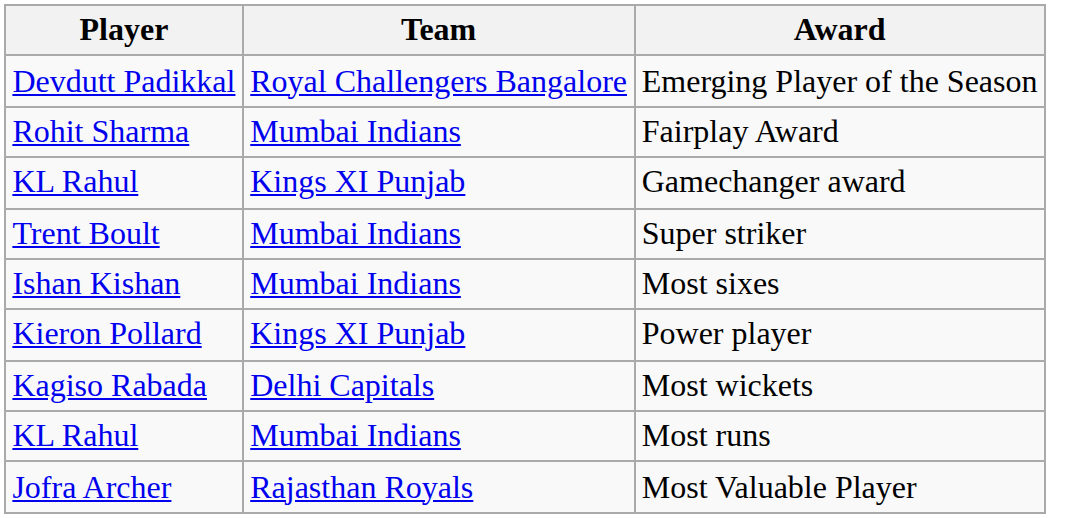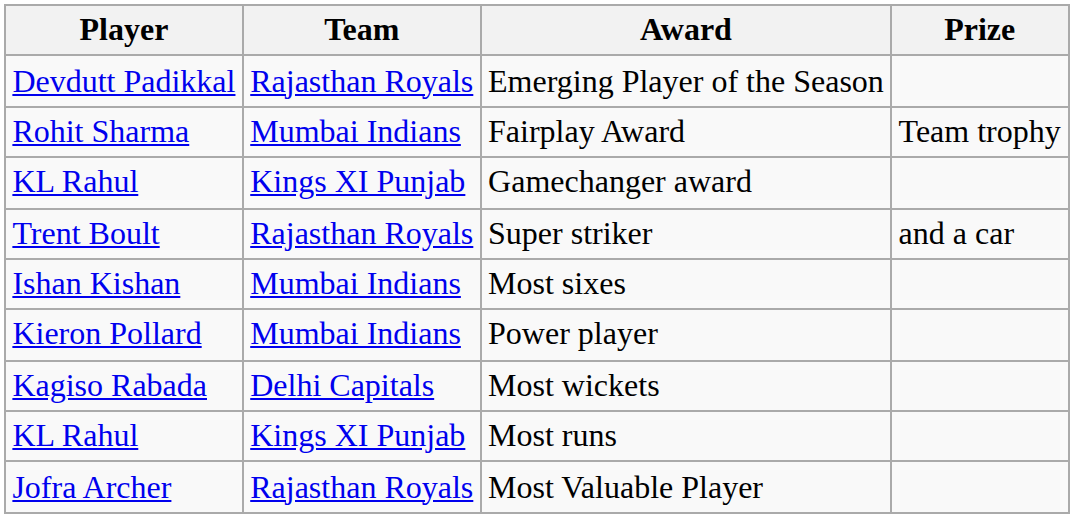+ column: (980, 29)
(439, 80) Royal Challengers Bangalore -> (362, 80) Rajasthan Royals
(356, 232) Mumbai Indians -> (362, 232) Rajasthan Royals
(358, 334) Kings XI Punjab -> (356, 334) Mumbai Indians
(356, 435) Mumbai Indians -> (358, 435) Kings XI Punjab
